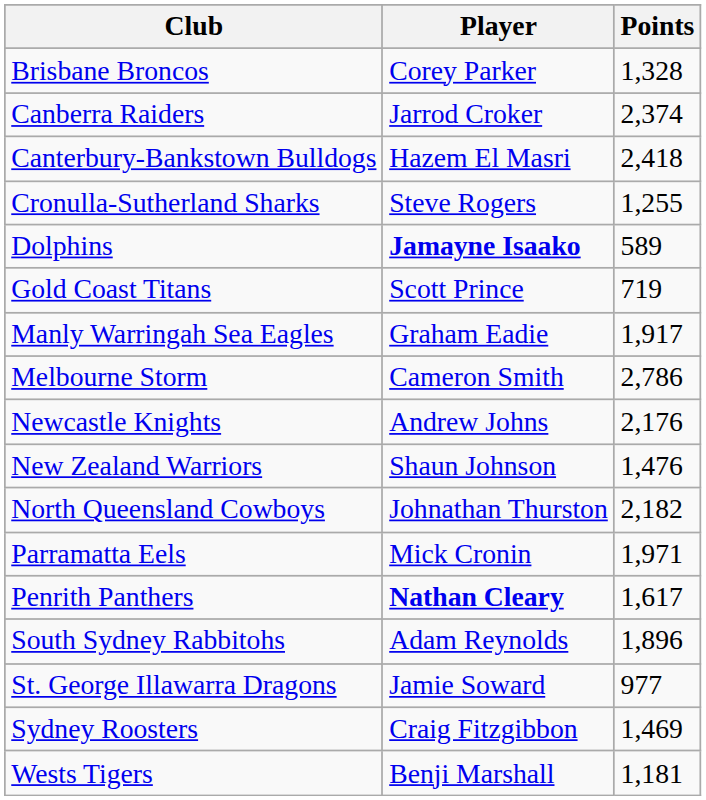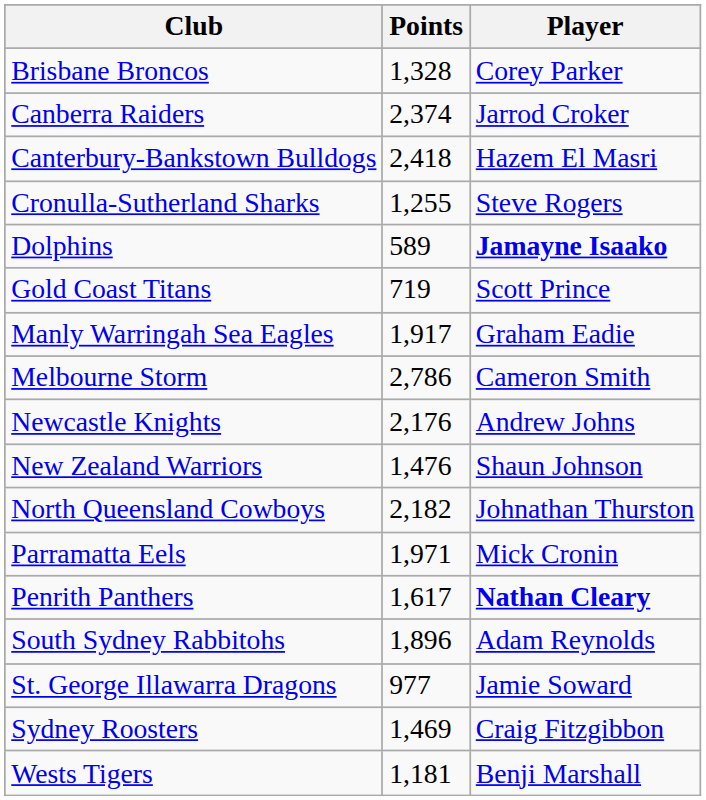columns swapped: (657, 26) <-> (498, 26)
